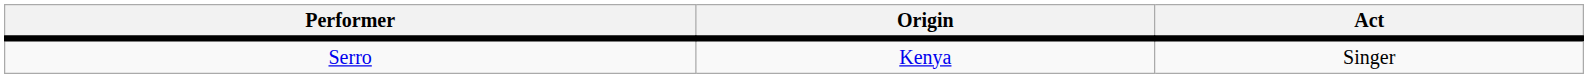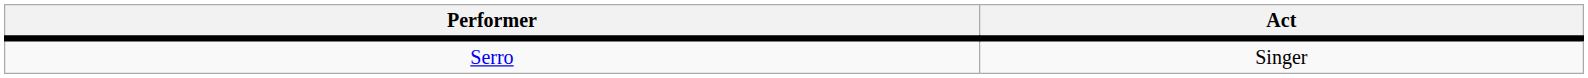- column: (925, 20)
